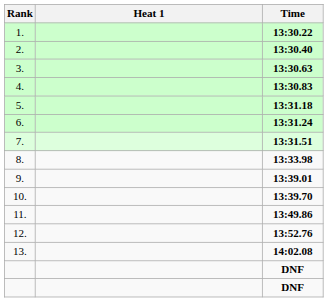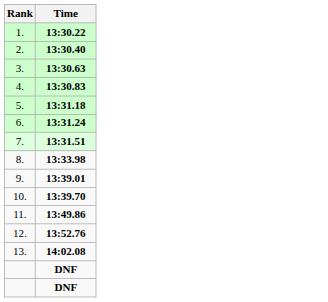- column: (149, 14)
